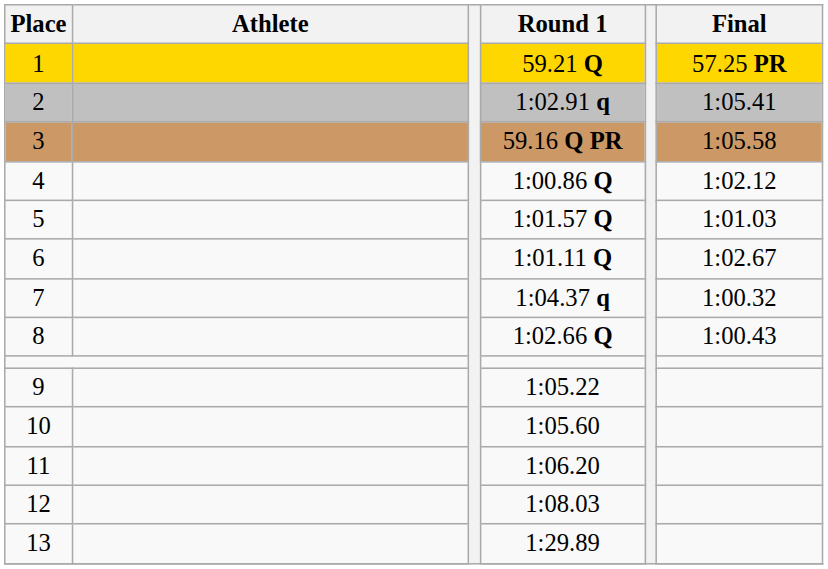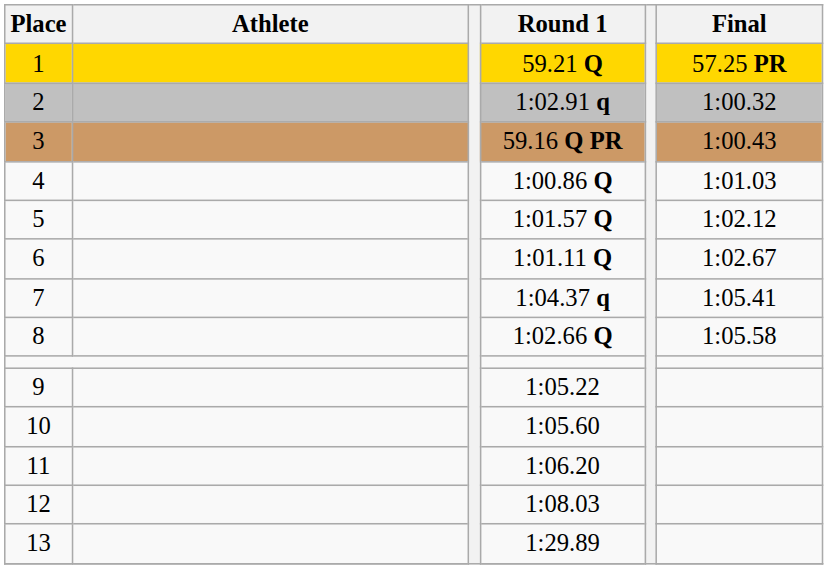(739, 102) 1:05.41 -> (739, 102) 1:00.32
(739, 141) 1:05.58 -> (739, 141) 1:00.43
(739, 180) 1:02.12 -> (739, 180) 1:01.03
(739, 219) 1:01.03 -> (739, 219) 1:02.12
(739, 297) 1:00.32 -> (739, 297) 1:05.41
(739, 336) 1:00.43 -> (739, 336) 1:05.58
